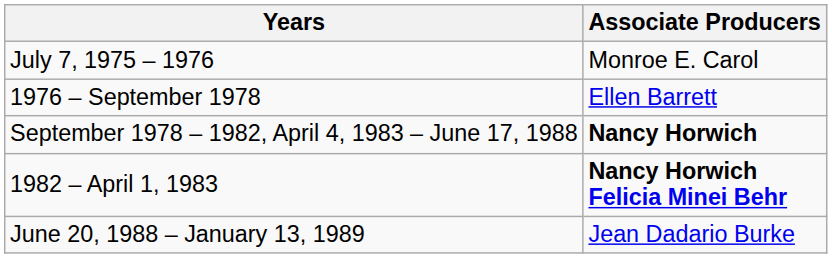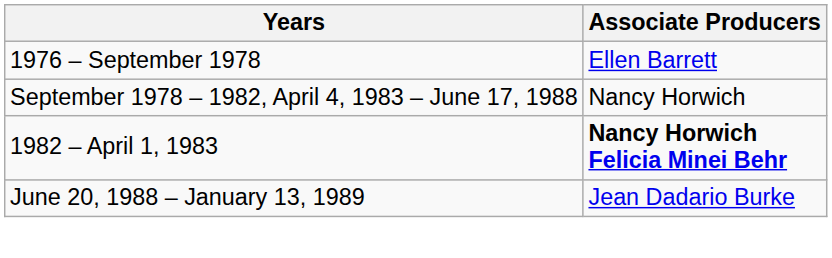- row: (112, 60)
(673, 134) bold -> (667, 97) normal
